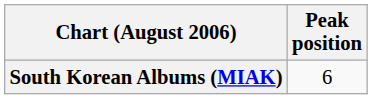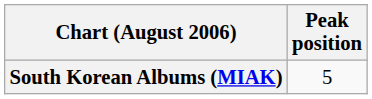(327, 76) 6 -> (327, 76) 5
